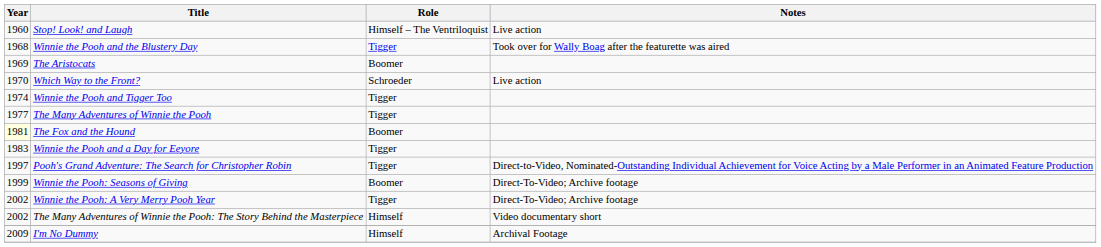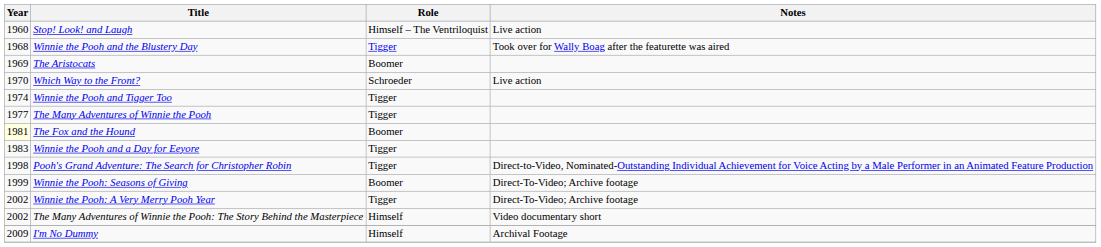(18, 166) 1997 -> (18, 166) 1998
